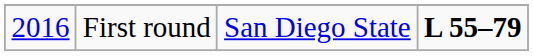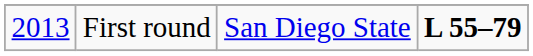(41, 27) 2016 -> (41, 27) 2013
